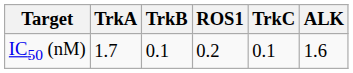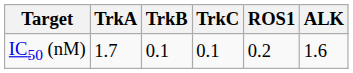columns swapped: (274, 19) <-> (220, 19)
